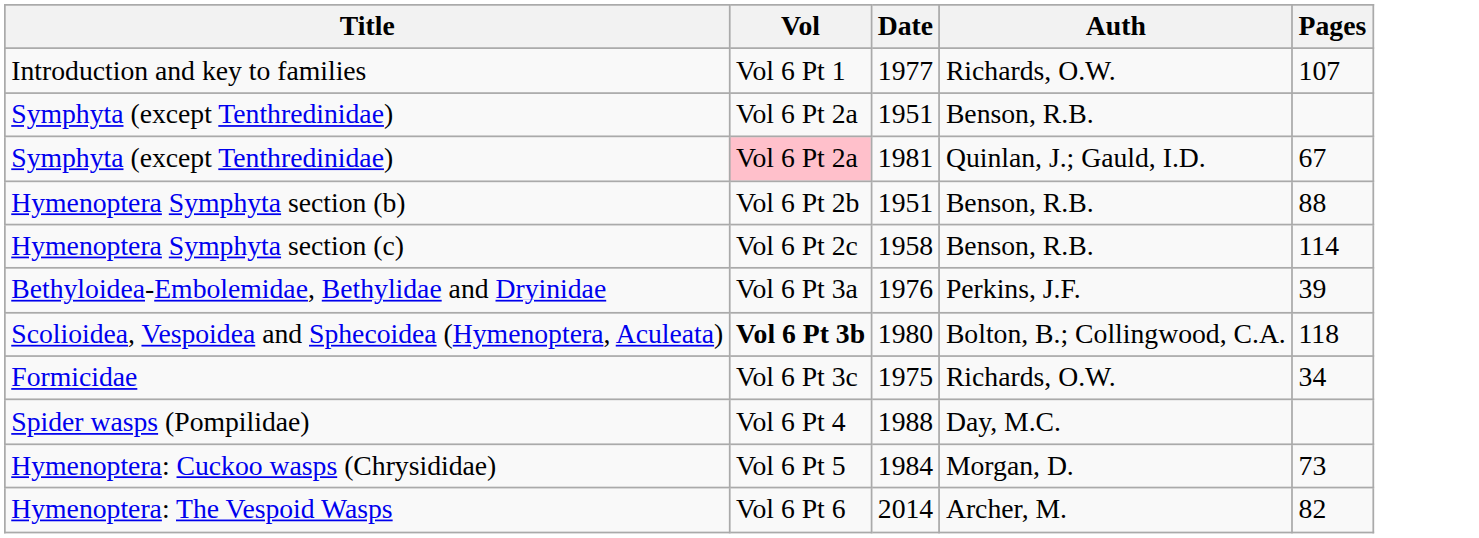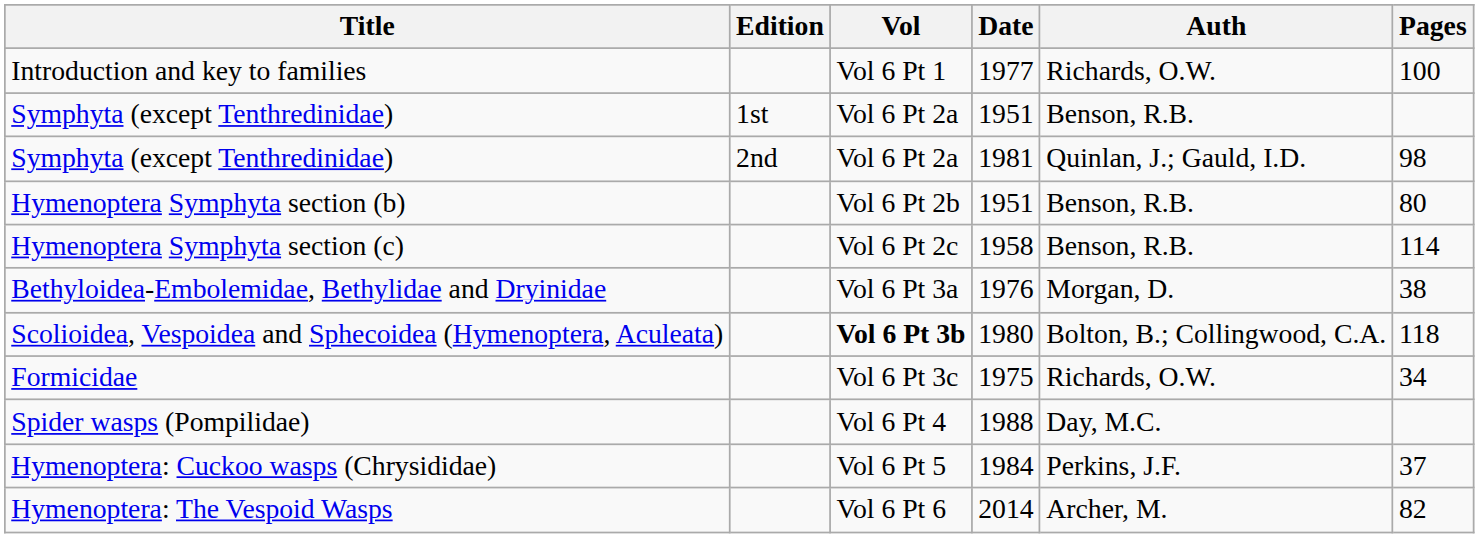+ column: (780, 26)
(1319, 70) 107 -> (1420, 70) 100
(797, 158) pink background -> (897, 158) no background
(1312, 158) 67 -> (1413, 158) 98
(1312, 202) 88 -> (1413, 202) 80
(1013, 289) Perkins, J.F. -> (1110, 289) Morgan, D.
(1312, 289) 39 -> (1413, 289) 38
(1010, 465) Morgan, D. -> (1114, 465) Perkins, J.F.
(1312, 465) 73 -> (1413, 465) 37
